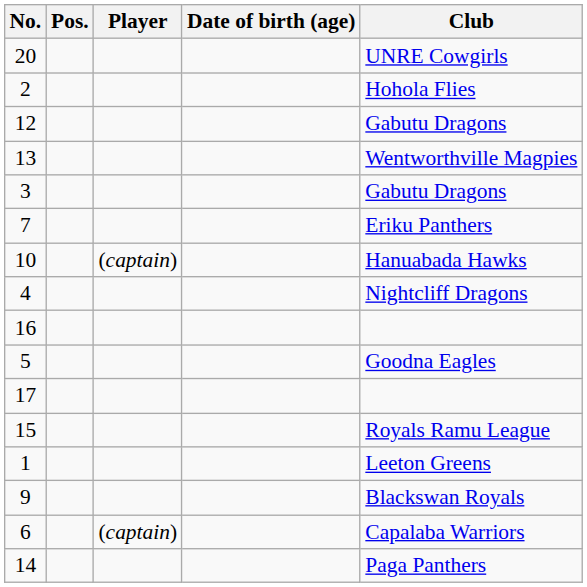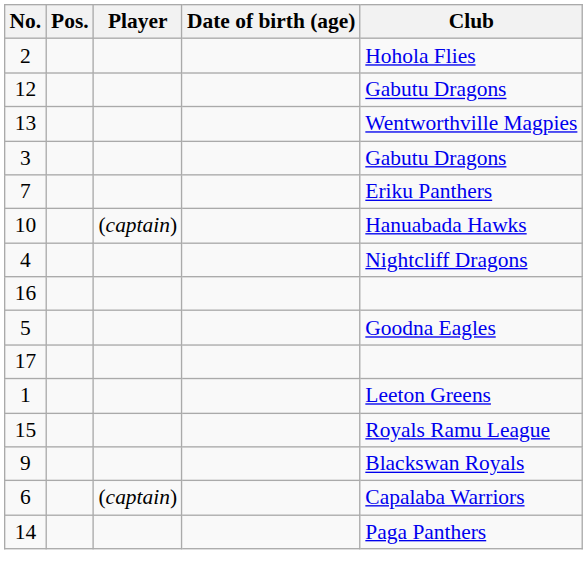- row: (25, 55)
rows swapped: (25, 463) <-> (25, 429)
